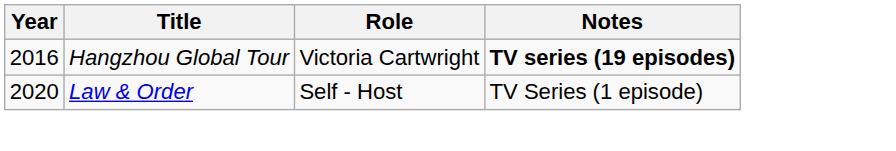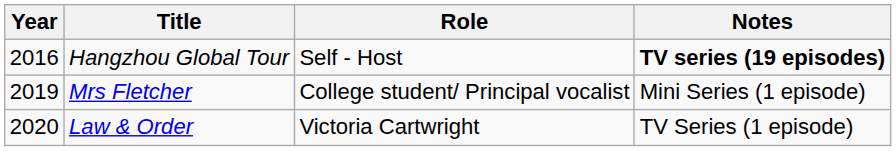(389, 57) Victoria Cartwright -> (351, 57) Self - Host
+ row: (130, 92)
(351, 92) Self - Host -> (389, 127) Victoria Cartwright
